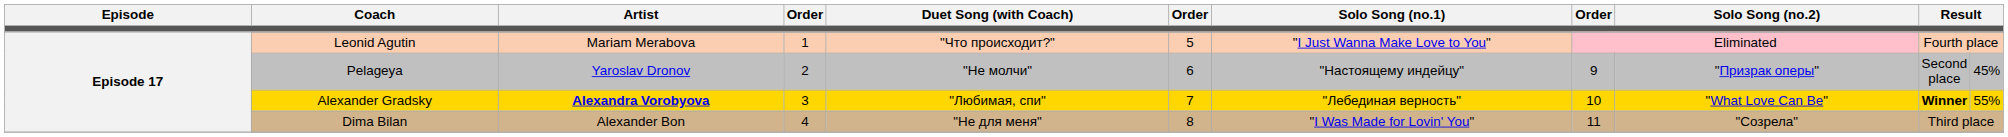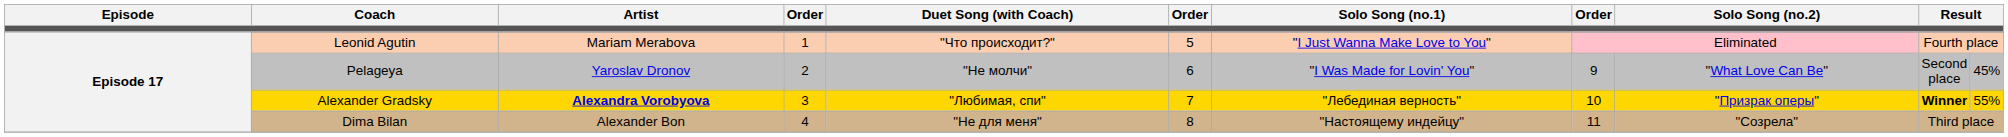(1392, 71) "Настоящему индейцу" -> (1392, 71) "I Was Made for Lovin' You"
(1767, 71) "Призрак оперы" -> (1767, 71) "What Love Can Be"
(1767, 100) "What Love Can Be" -> (1767, 100) "Призрак оперы"
(1392, 121) "I Was Made for Lovin' You" -> (1392, 121) "Настоящему индейцу"
